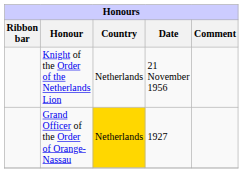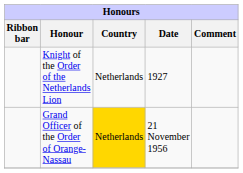(169, 77) 21 November 1956 -> (158, 77) 1927
(158, 137) 1927 -> (169, 137) 21 November 1956
